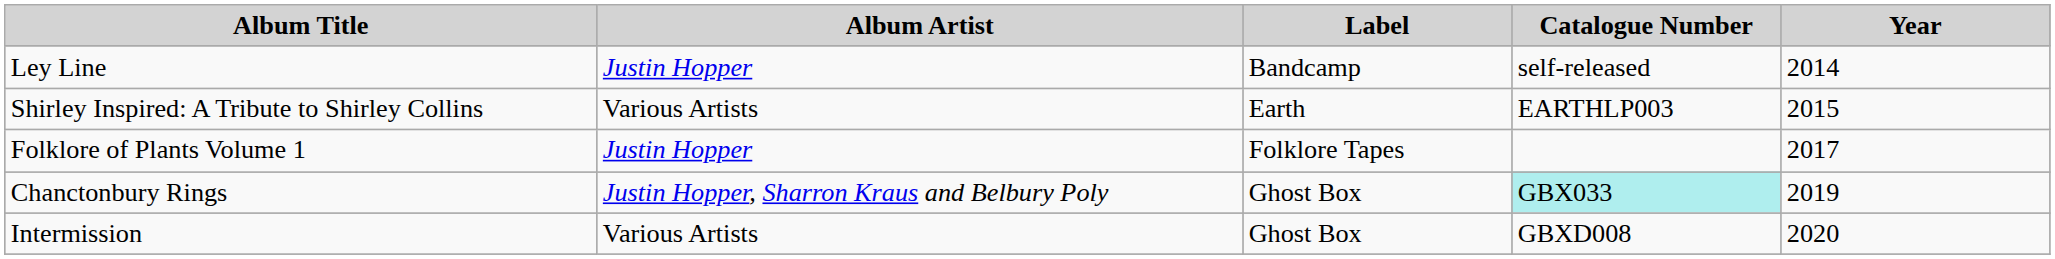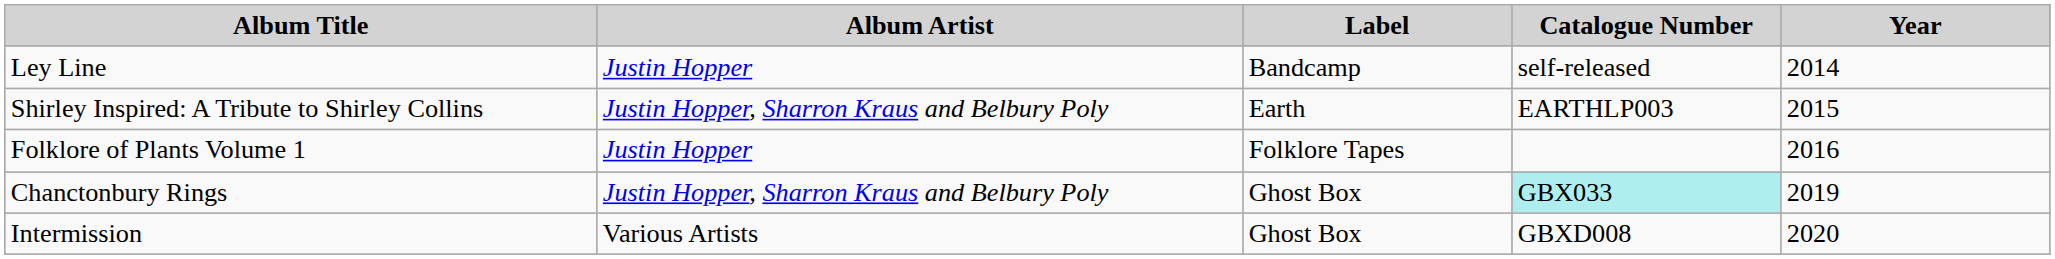(680, 108) Various Artists -> (856, 108) Justin Hopper, Sharron Kraus and Belbury Poly
(1813, 150) 2017 -> (1813, 150) 2016
